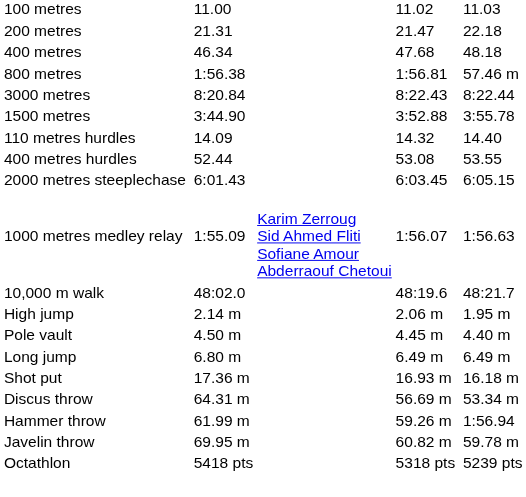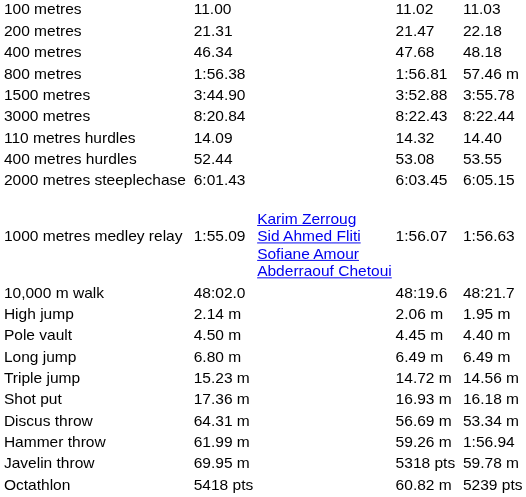rows swapped: (47, 116) <-> (47, 95)
+ row: (42, 378)
(424, 442) 60.82 m -> (425, 463) 5318 pts
(425, 463) 5318 pts -> (424, 484) 60.82 m
